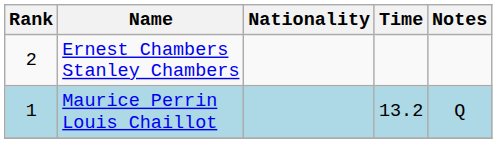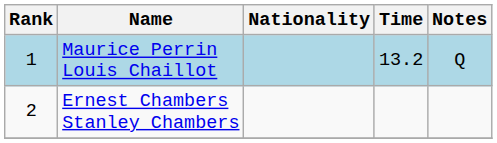rows swapped: (140, 112) <-> (151, 60)
